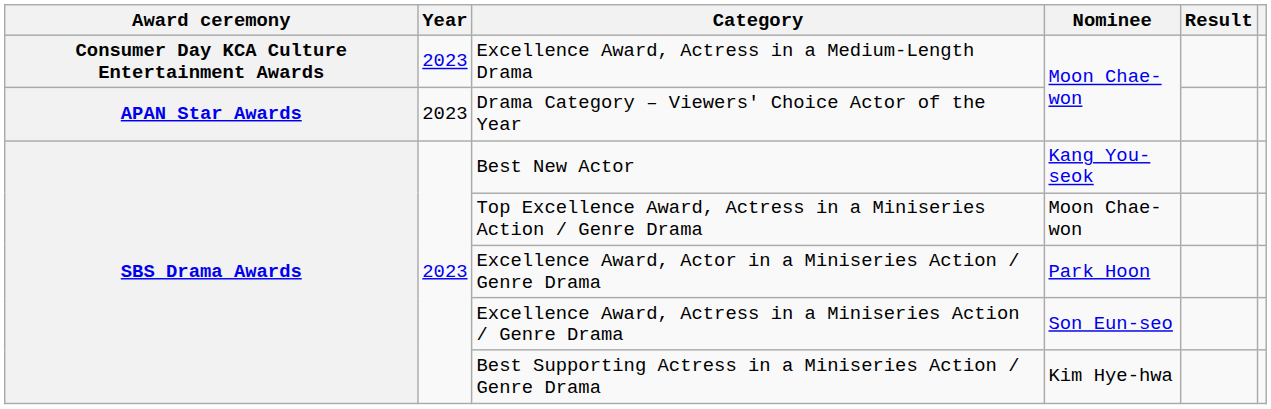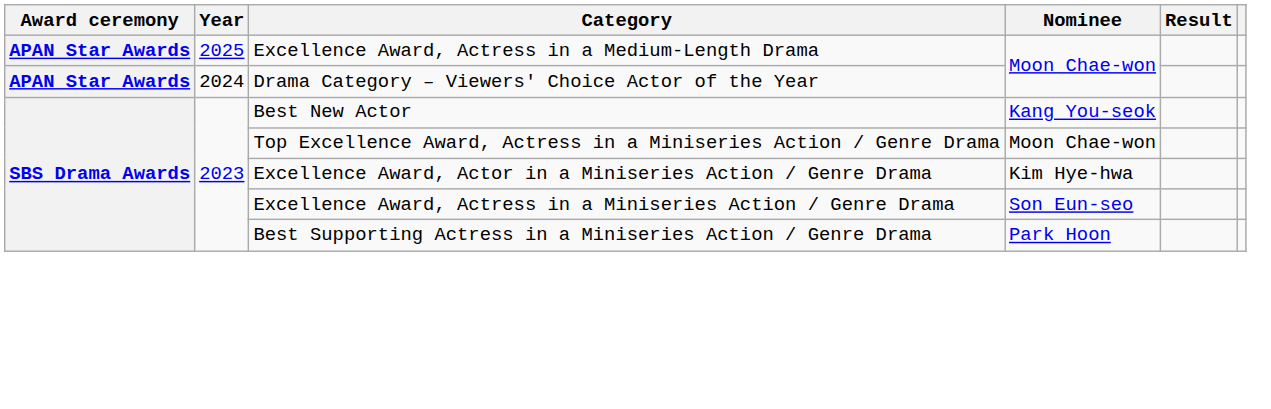(211, 62) Consumer Day KCA Culture Entertainment Awards -> (100, 51) APAN Star Awards
(445, 62) 2023 -> (222, 51) 2025
(445, 114) 2023 -> (222, 82) 2024
(1099, 272) Park Hoon -> (1071, 174) Kim Hye-hwa
(1111, 377) Kim Hye-hwa -> (1060, 235) Park Hoon
